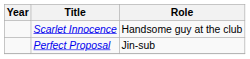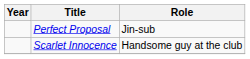rows swapped: (75, 29) <-> (72, 45)
